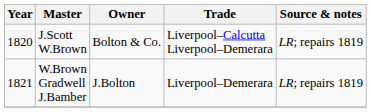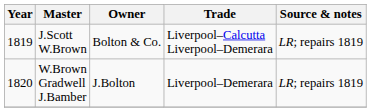(20, 41) 1820 -> (20, 41) 1819
(20, 83) 1821 -> (20, 83) 1820
